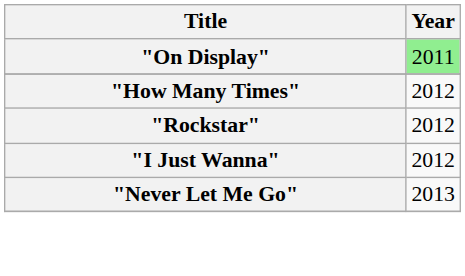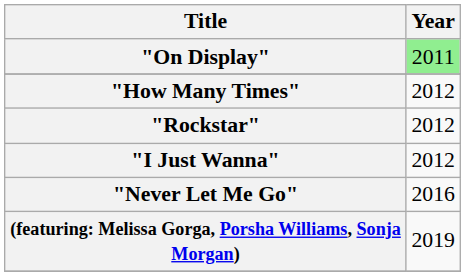(433, 194) 2013 -> (433, 194) 2016
+ row: (206, 242)
